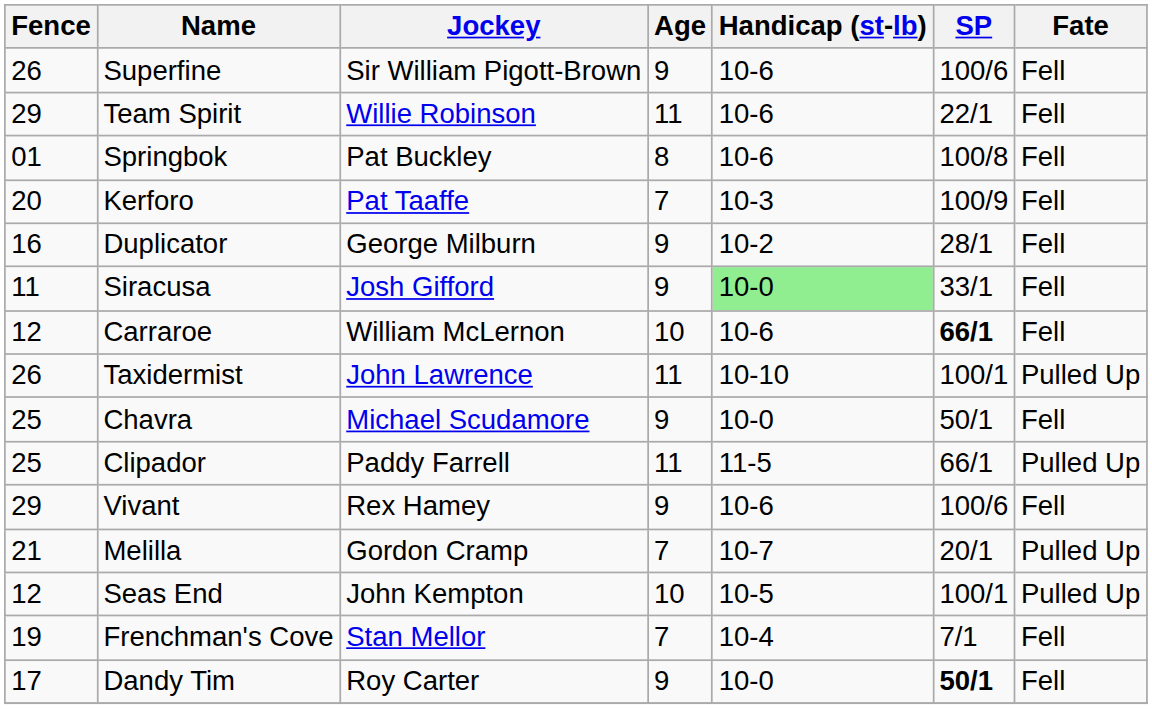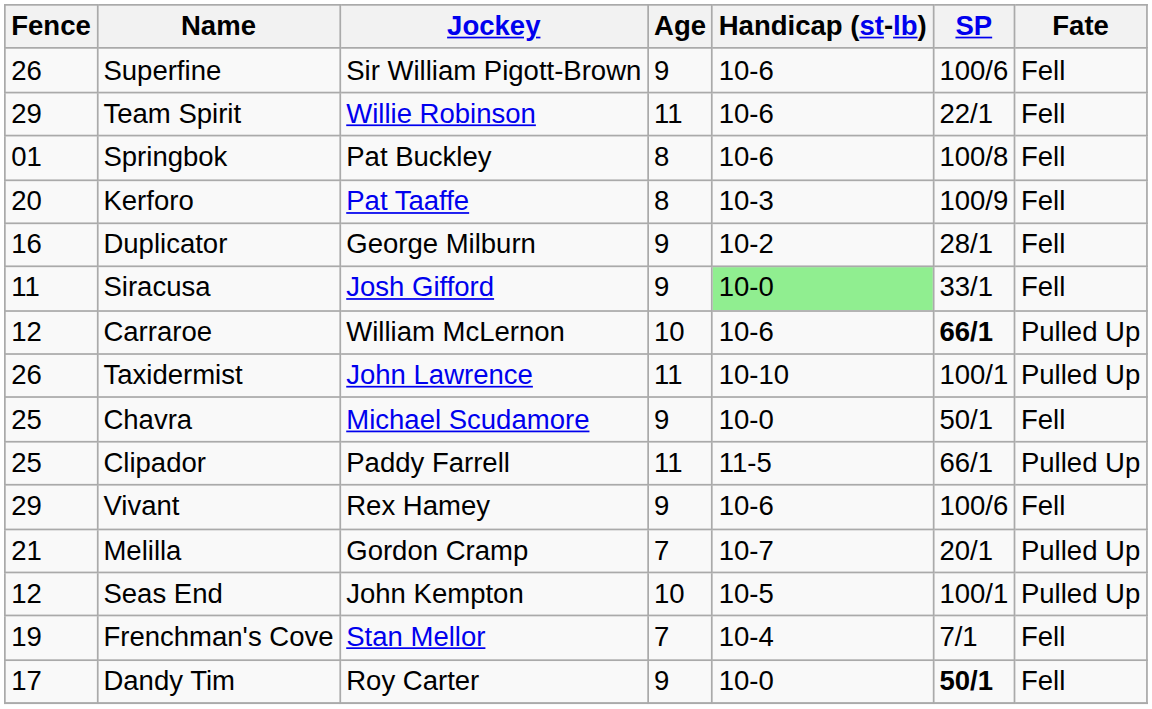(662, 200) 7 -> (662, 200) 8
(1043, 331) Fell -> (1081, 331) Pulled Up
